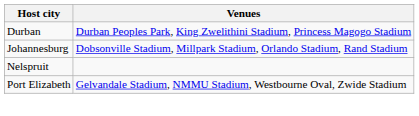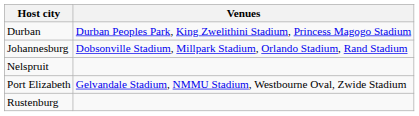+ row: (33, 102)
